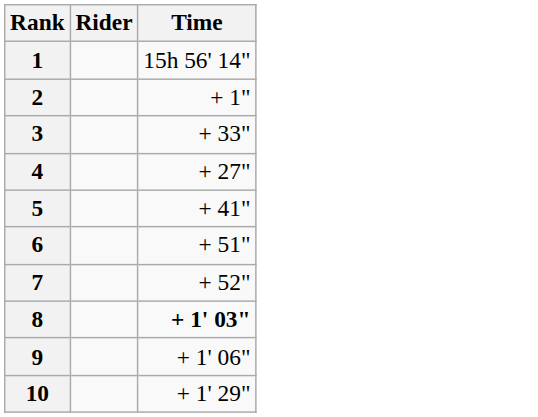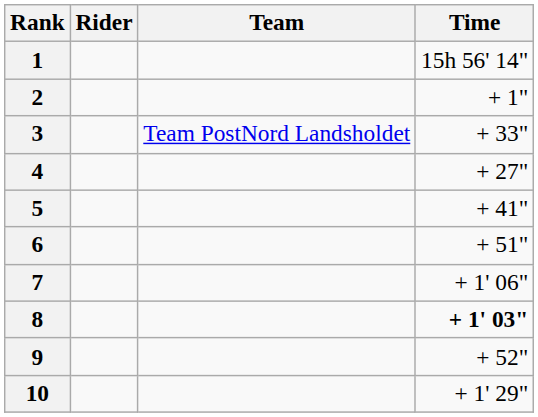+ column: (277, 23)
(225, 282) + 52" -> (491, 282) + 1' 06"
(214, 356) + 1' 06" -> (502, 356) + 52"
